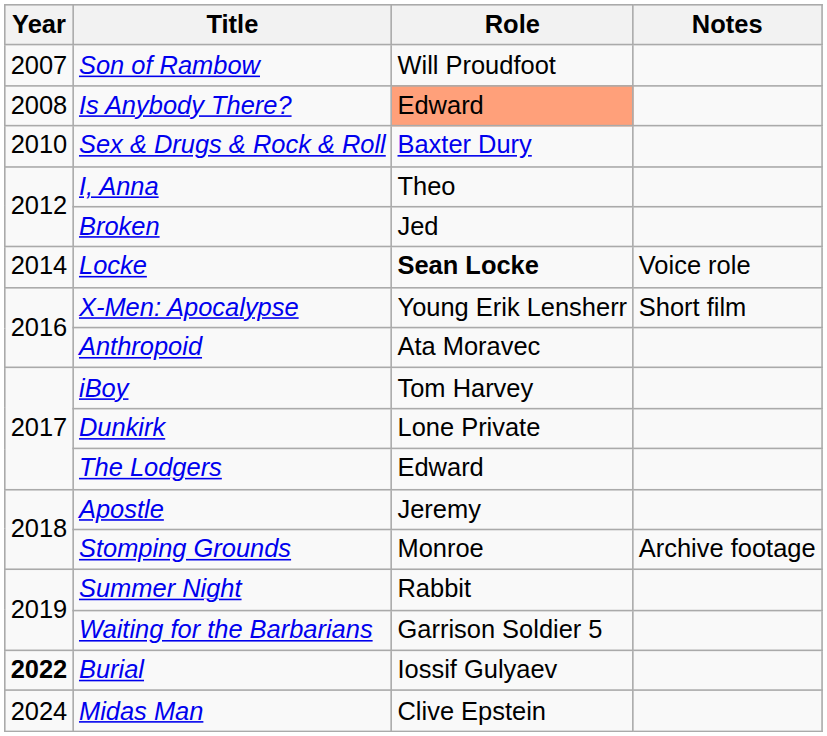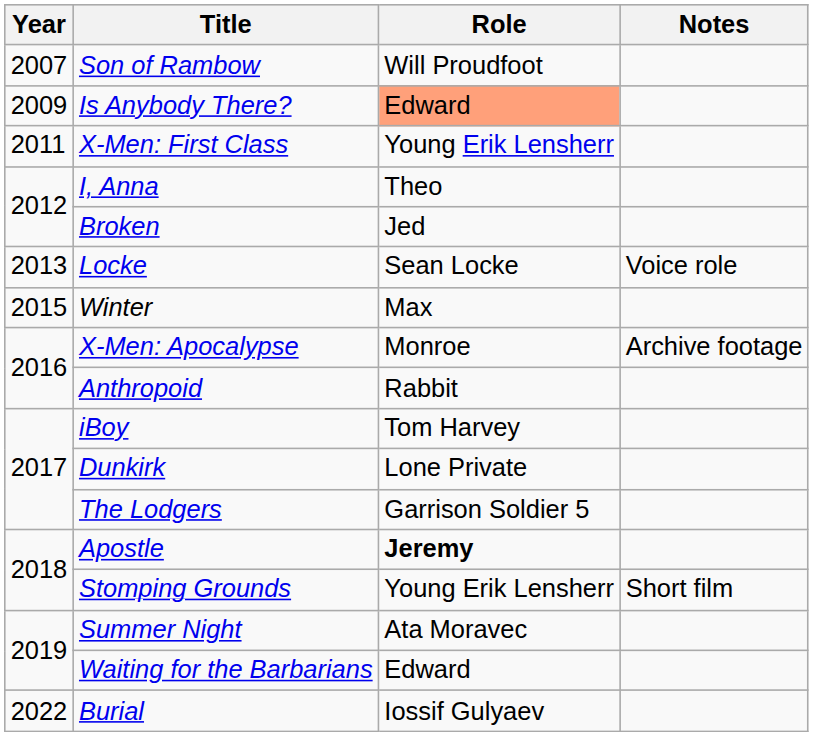(39, 105) 2008 -> (39, 105) 2009
- row: (232, 145)
+ row: (184, 145)
(39, 266) 2014 -> (39, 266) 2013
(468, 266) bold -> (452, 266) normal
+ row: (116, 307)
(512, 307) Young Erik Lensherr -> (427, 347) Monroe
(693, 307) Short film -> (714, 347) Archive footage
(469, 347) Ata Moravec -> (421, 387) Rabbit
(441, 468) Edward -> (487, 508) Garrison Soldier 5
(439, 508) normal -> (429, 549) bold
(441, 549) Monroe -> (499, 589) Young Erik Lensherr
(727, 549) Archive footage -> (679, 589) Short film
(434, 589) Rabbit -> (456, 629) Ata Moravec
(500, 629) Garrison Soldier 5 -> (427, 670) Edward
(39, 670) bold -> (39, 710) normal
- row: (141, 710)
